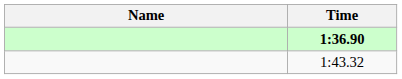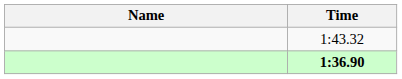rows swapped: (342, 39) <-> (342, 62)
